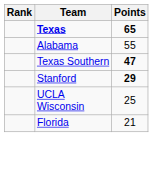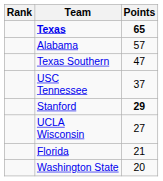(130, 45) 55 -> (139, 45) 57
(130, 62) bold -> (139, 62) normal
+ row: (62, 84)
(130, 101) 25 -> (139, 129) 27
+ row: (78, 168)
